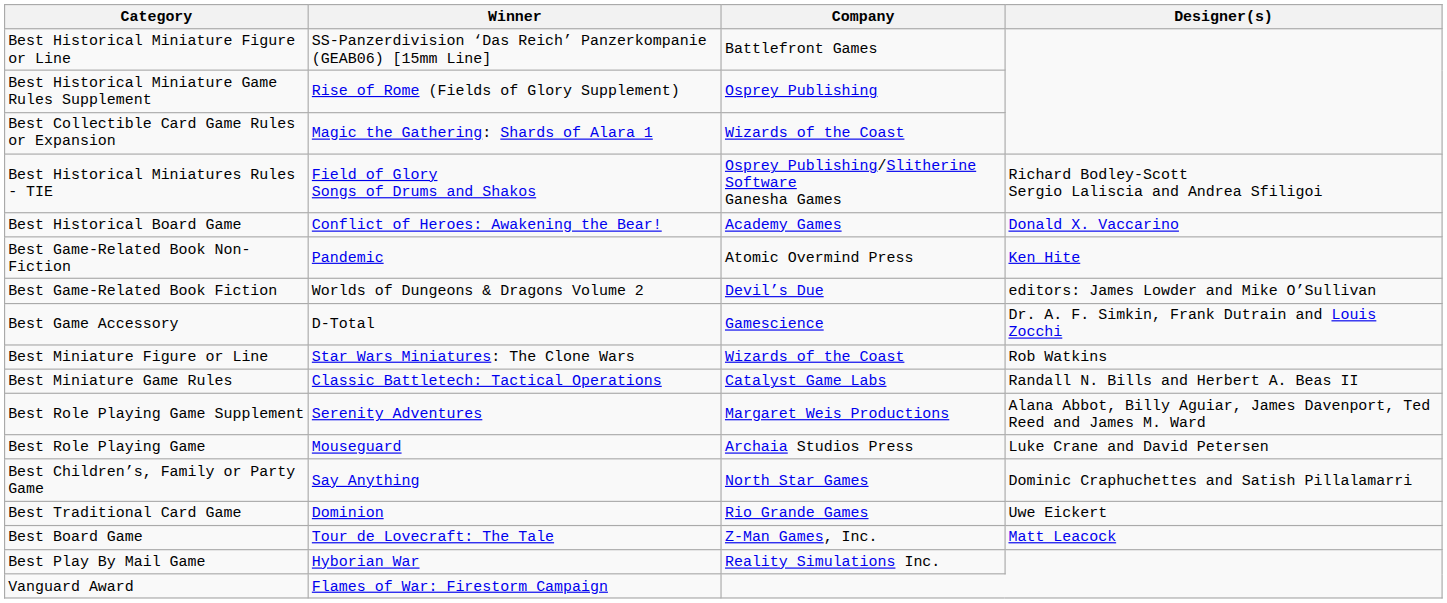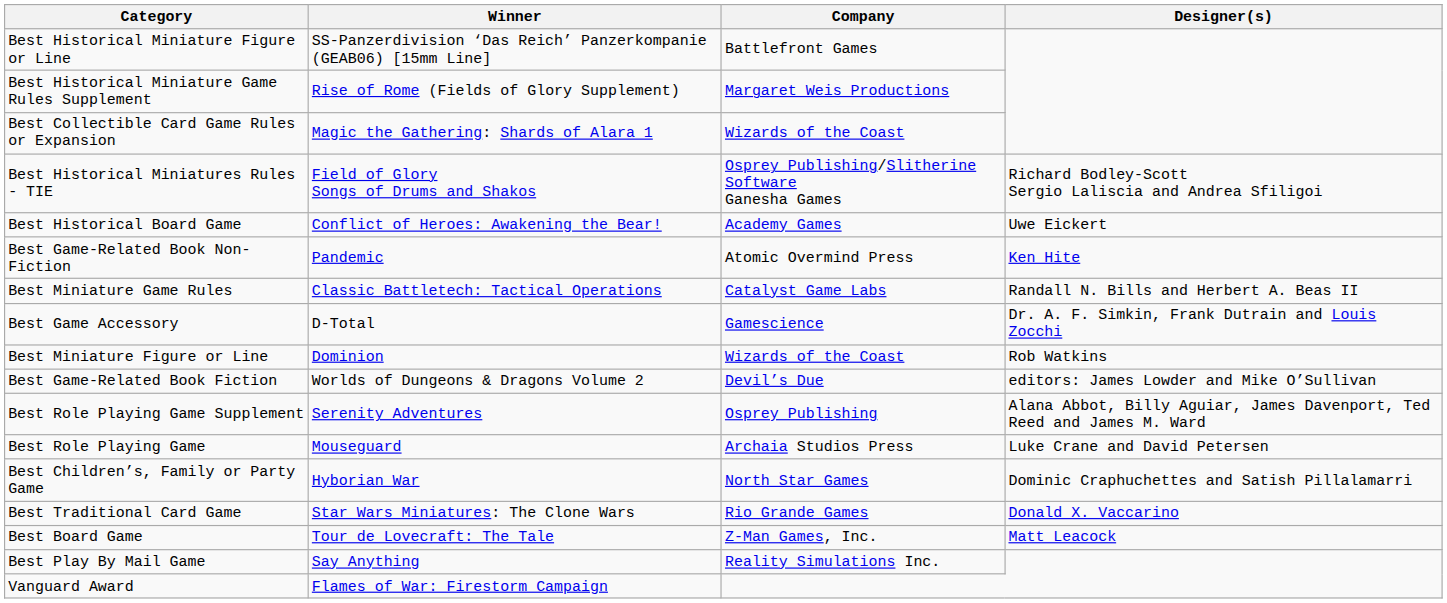(801, 91) Osprey Publishing -> (837, 91) Margaret Weis Productions
(1094, 225) Donald X. Vaccarino -> (1058, 225) Uwe Eickert
rows swapped: (143, 291) <-> (120, 381)
(473, 357) Star Wars Miniatures: The Clone Wars -> (348, 357) Dominion
(837, 414) Margaret Weis Productions -> (801, 414) Osprey Publishing
(366, 480) Say Anything -> (366, 480) Hyborian War
(348, 513) Dominion -> (473, 513) Star Wars Miniatures: The Clone Wars
(1058, 513) Uwe Eickert -> (1094, 513) Donald X. Vaccarino
(366, 562) Hyborian War -> (366, 562) Say Anything
